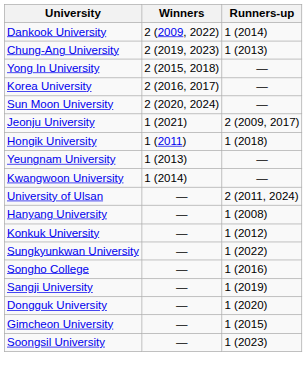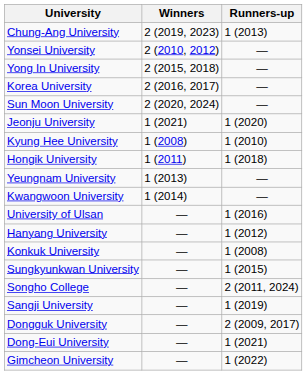- row: (57, 31)
+ row: (51, 50)
(262, 123) 2 (2009, 2017) -> (246, 123) 1 (2020)
+ row: (62, 141)
(262, 196) 2 (2011, 2024) -> (246, 214) 1 (2016)
(246, 214) 1 (2008) -> (246, 232) 1 (2012)
(246, 232) 1 (2012) -> (246, 251) 1 (2008)
(246, 251) 1 (2022) -> (246, 269) 1 (2015)
(246, 269) 1 (2016) -> (262, 287) 2 (2011, 2024)
(246, 305) 1 (2020) -> (262, 324) 2 (2009, 2017)
+ row: (58, 342)
(246, 324) 1 (2015) -> (246, 360) 1 (2022)
- row: (56, 342)
